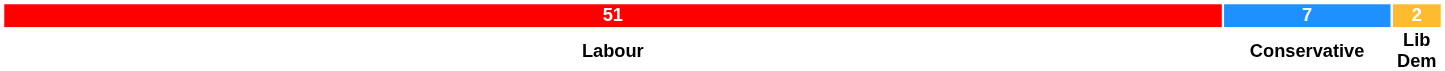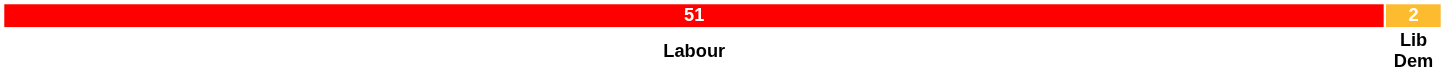- column: (1307, 15)
